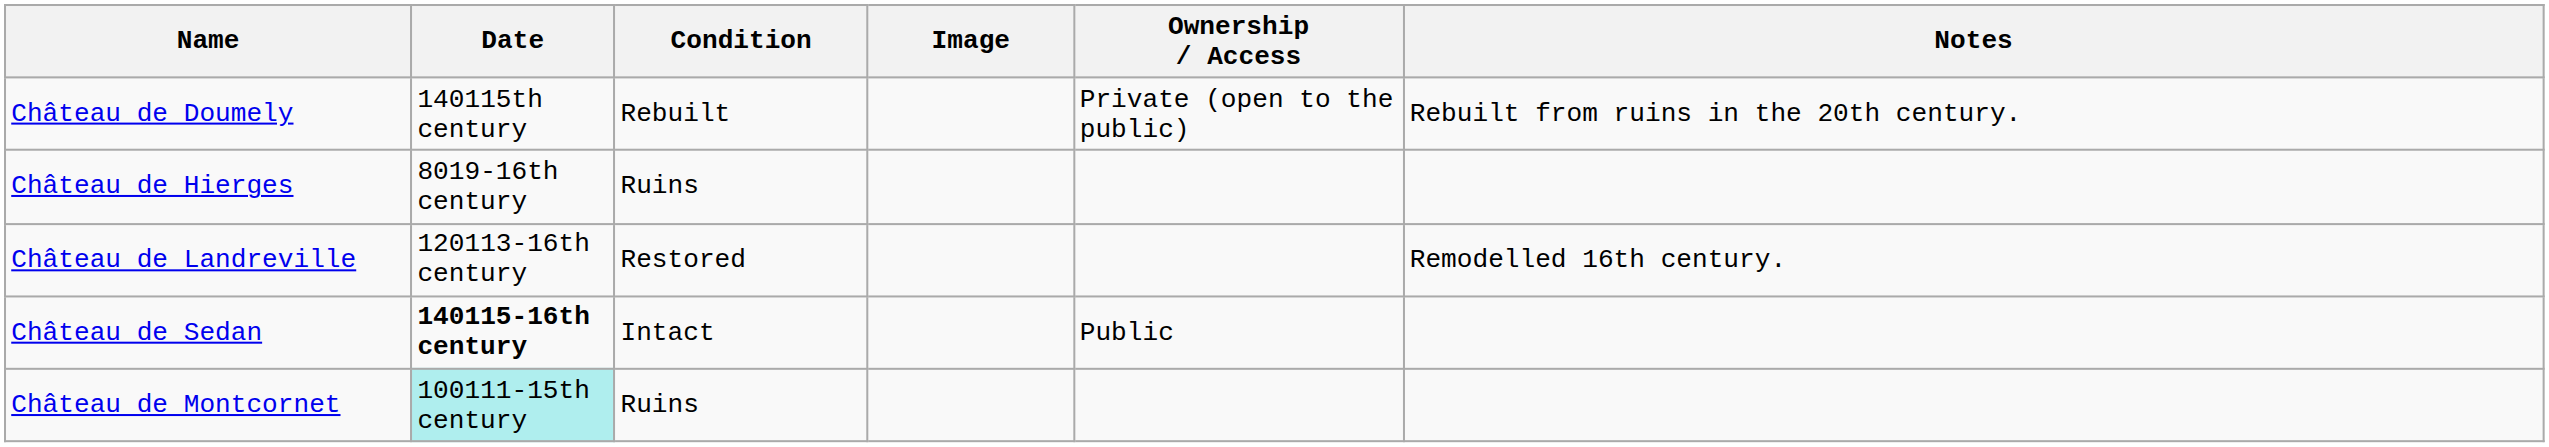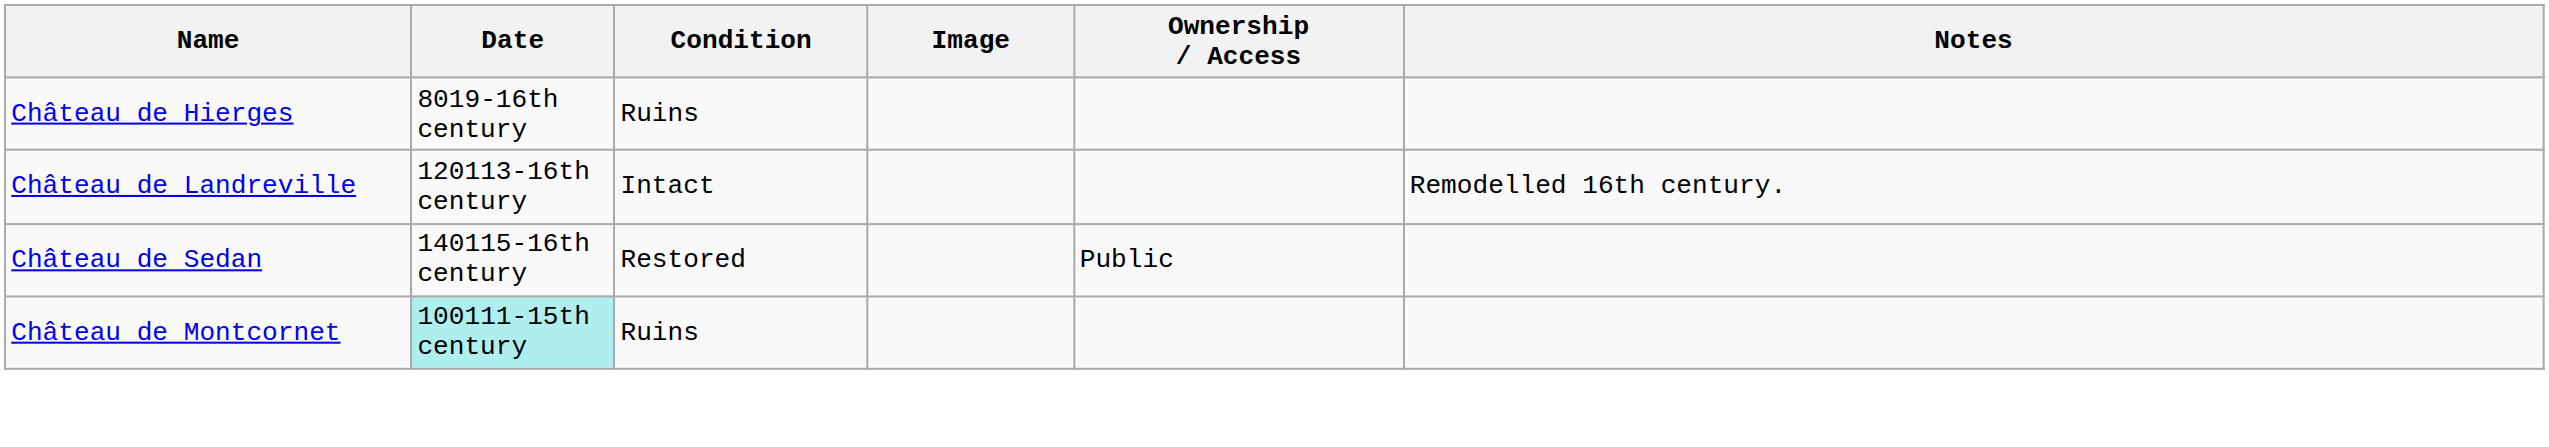- row: (152, 114)
(683, 260) Restored -> (668, 187) Intact
(504, 332) bold -> (504, 260) normal
(668, 332) Intact -> (683, 260) Restored
